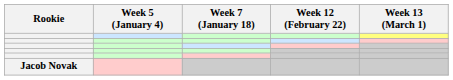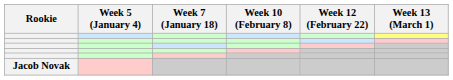+ column: (263, 18)
